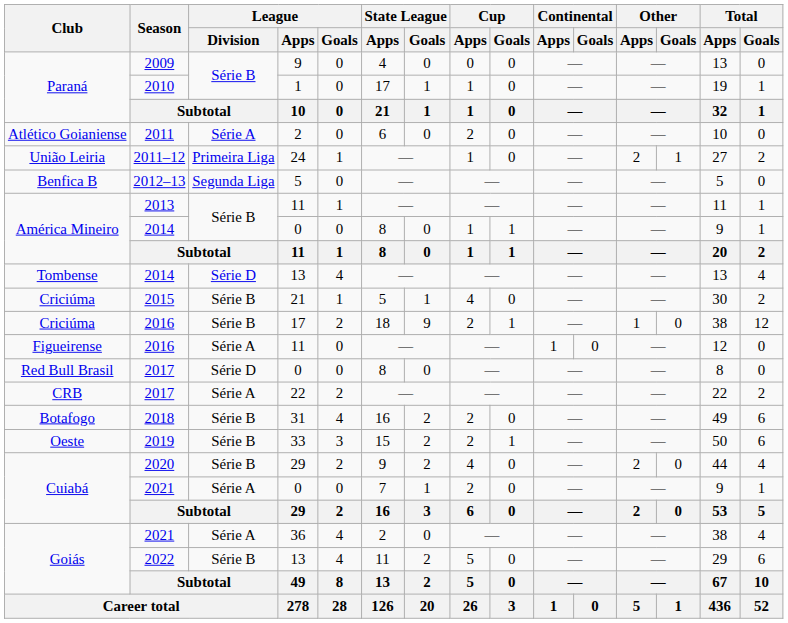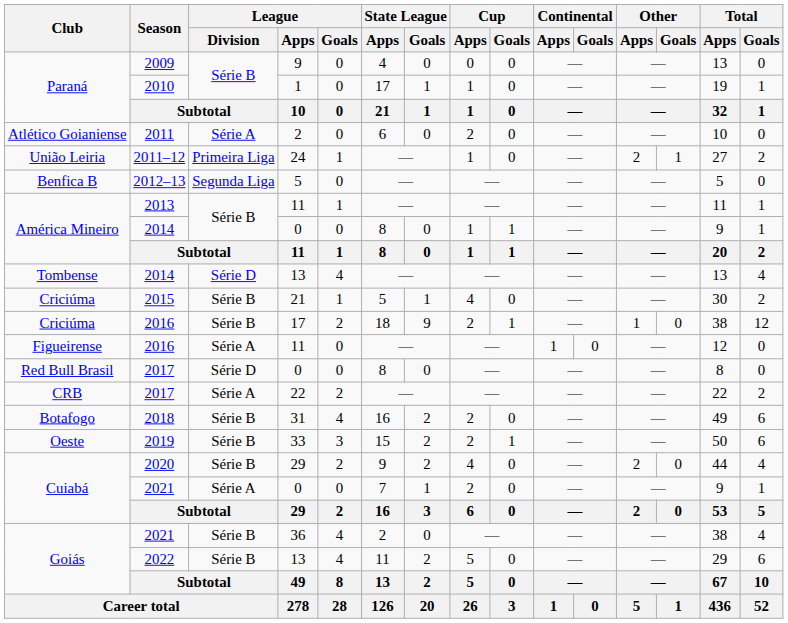(233, 535) Série A -> (233, 535) Série B
